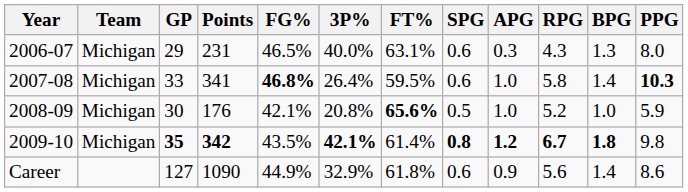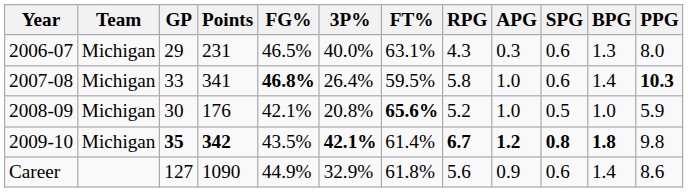columns swapped: (563, 19) <-> (466, 19)
